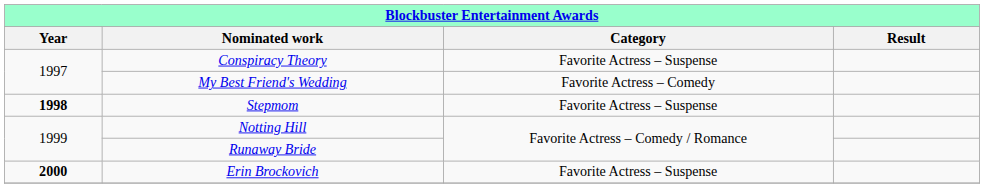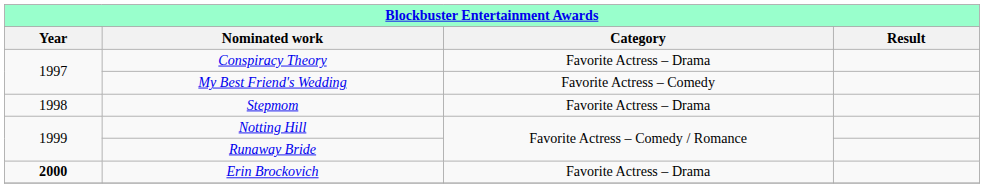(638, 60) Favorite Actress – Suspense -> (638, 60) Favorite Actress – Drama
(53, 104) bold -> (53, 104) normal
(638, 104) Favorite Actress – Suspense -> (638, 104) Favorite Actress – Drama
(638, 171) Favorite Actress – Suspense -> (638, 171) Favorite Actress – Drama
